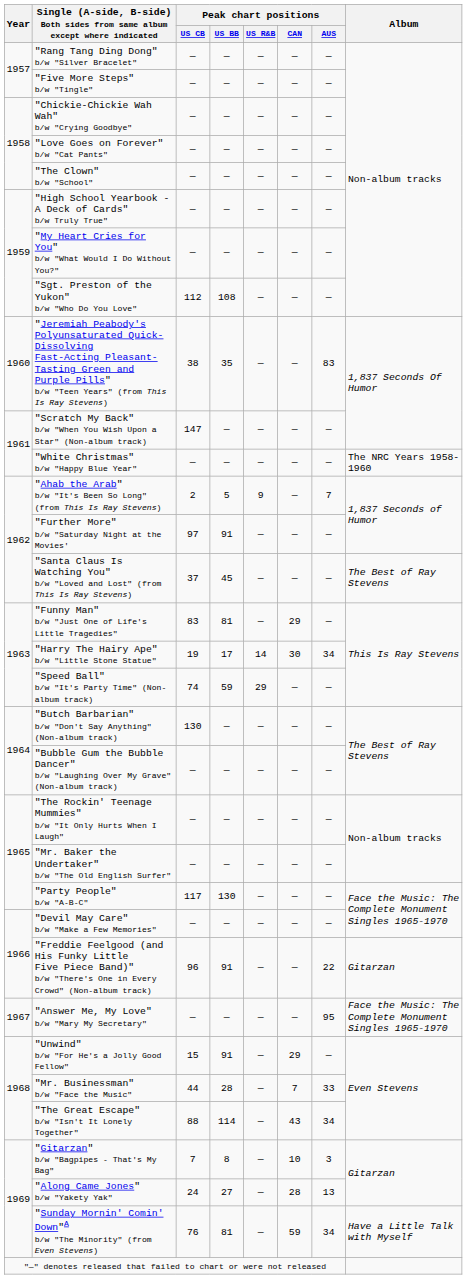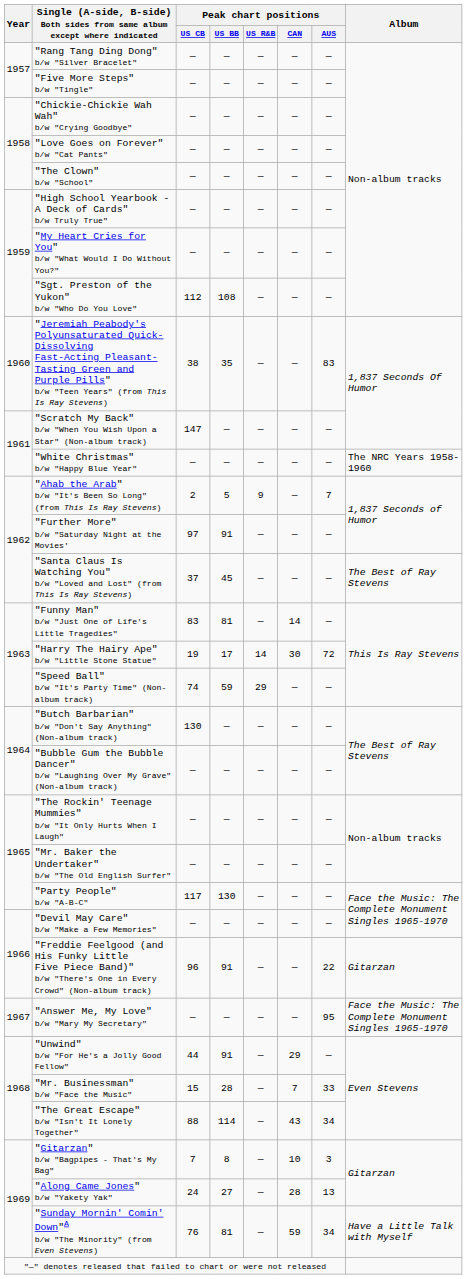(295, 622) 29 -> (295, 622) 14
(329, 655) 34 -> (329, 655) 72
(193, 1055) 15 -> (193, 1055) 44
(193, 1088) 44 -> (193, 1088) 15
